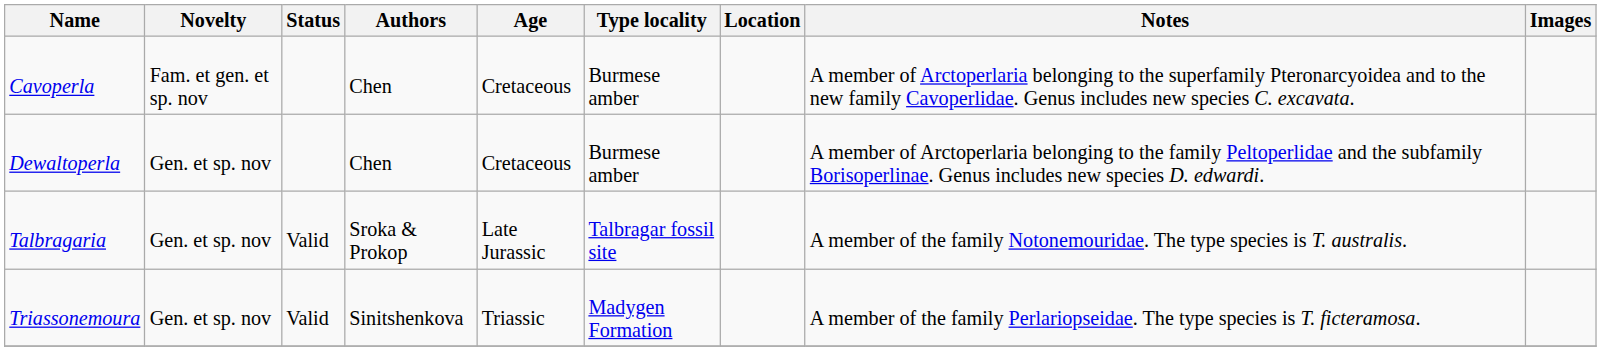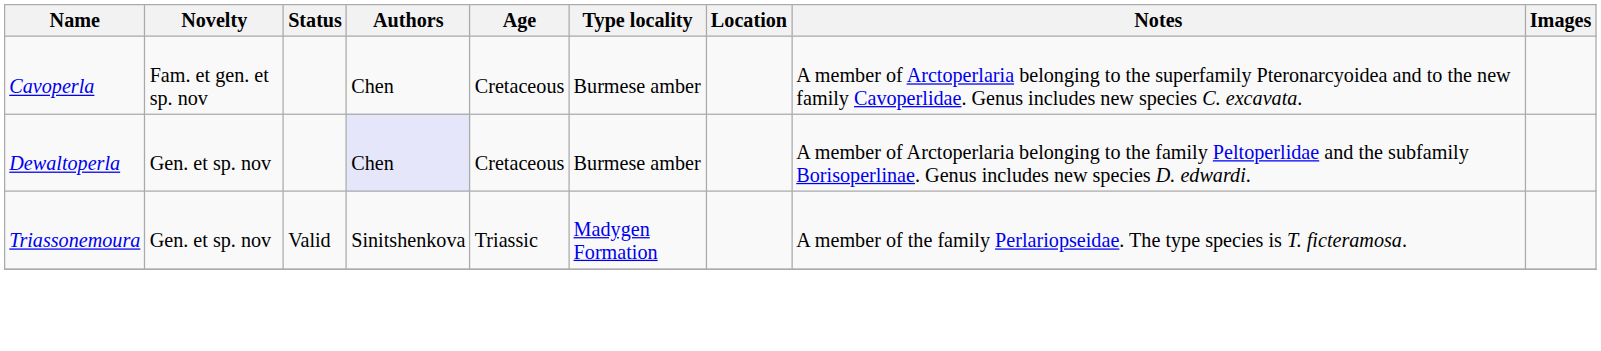(371, 163) no background -> (372, 163) lavender background
- row: (58, 241)
